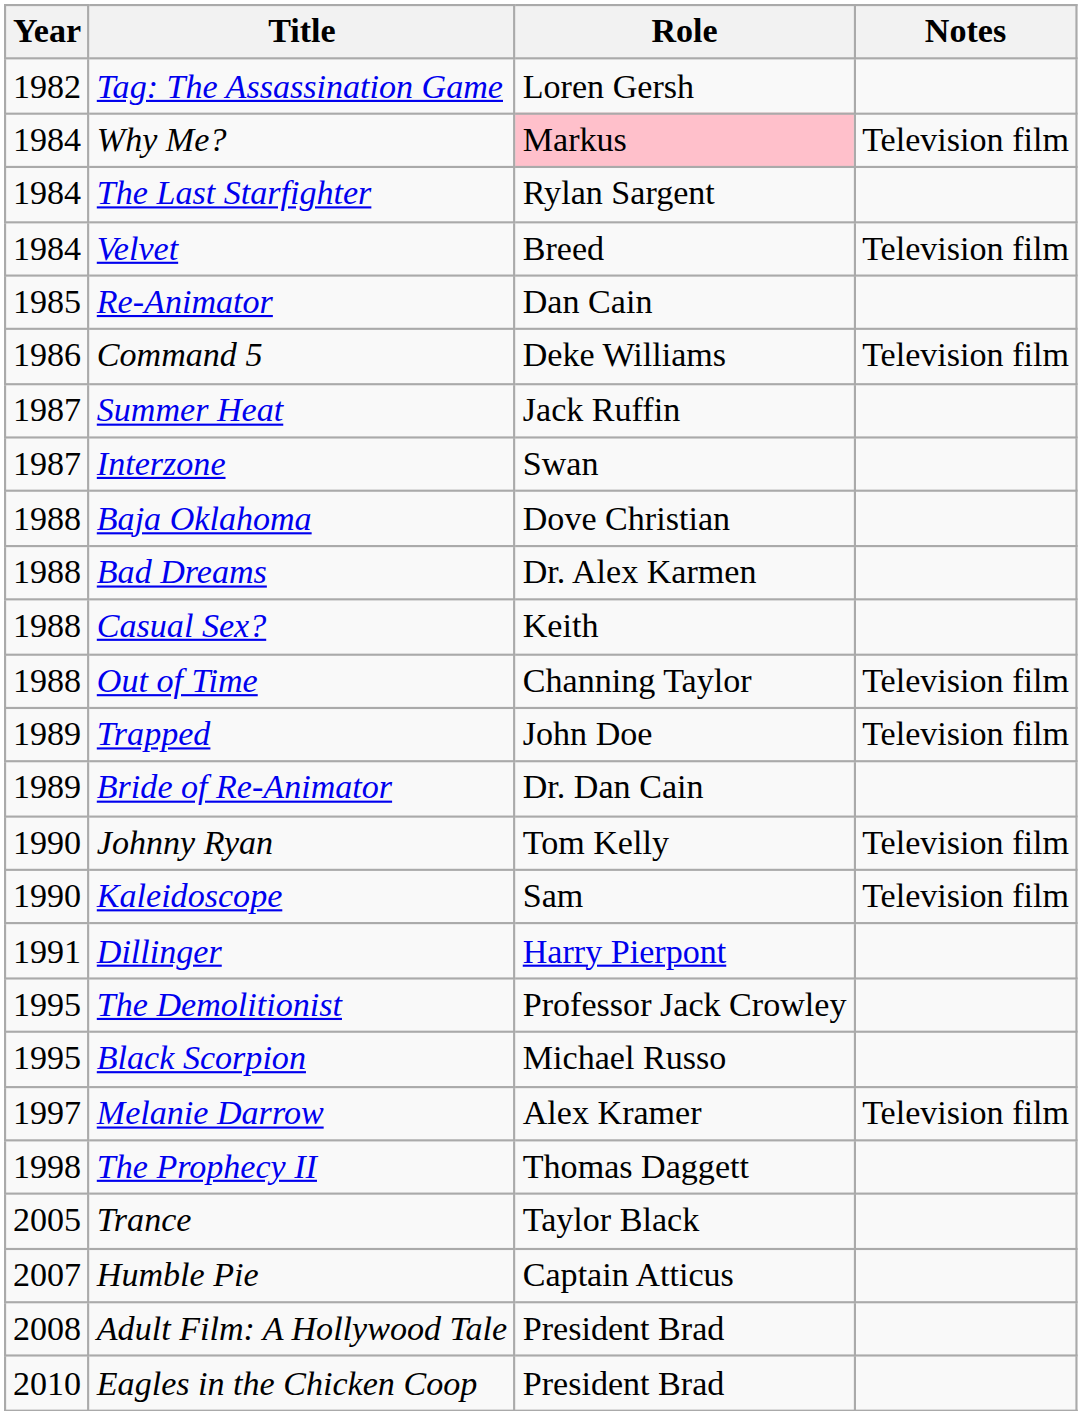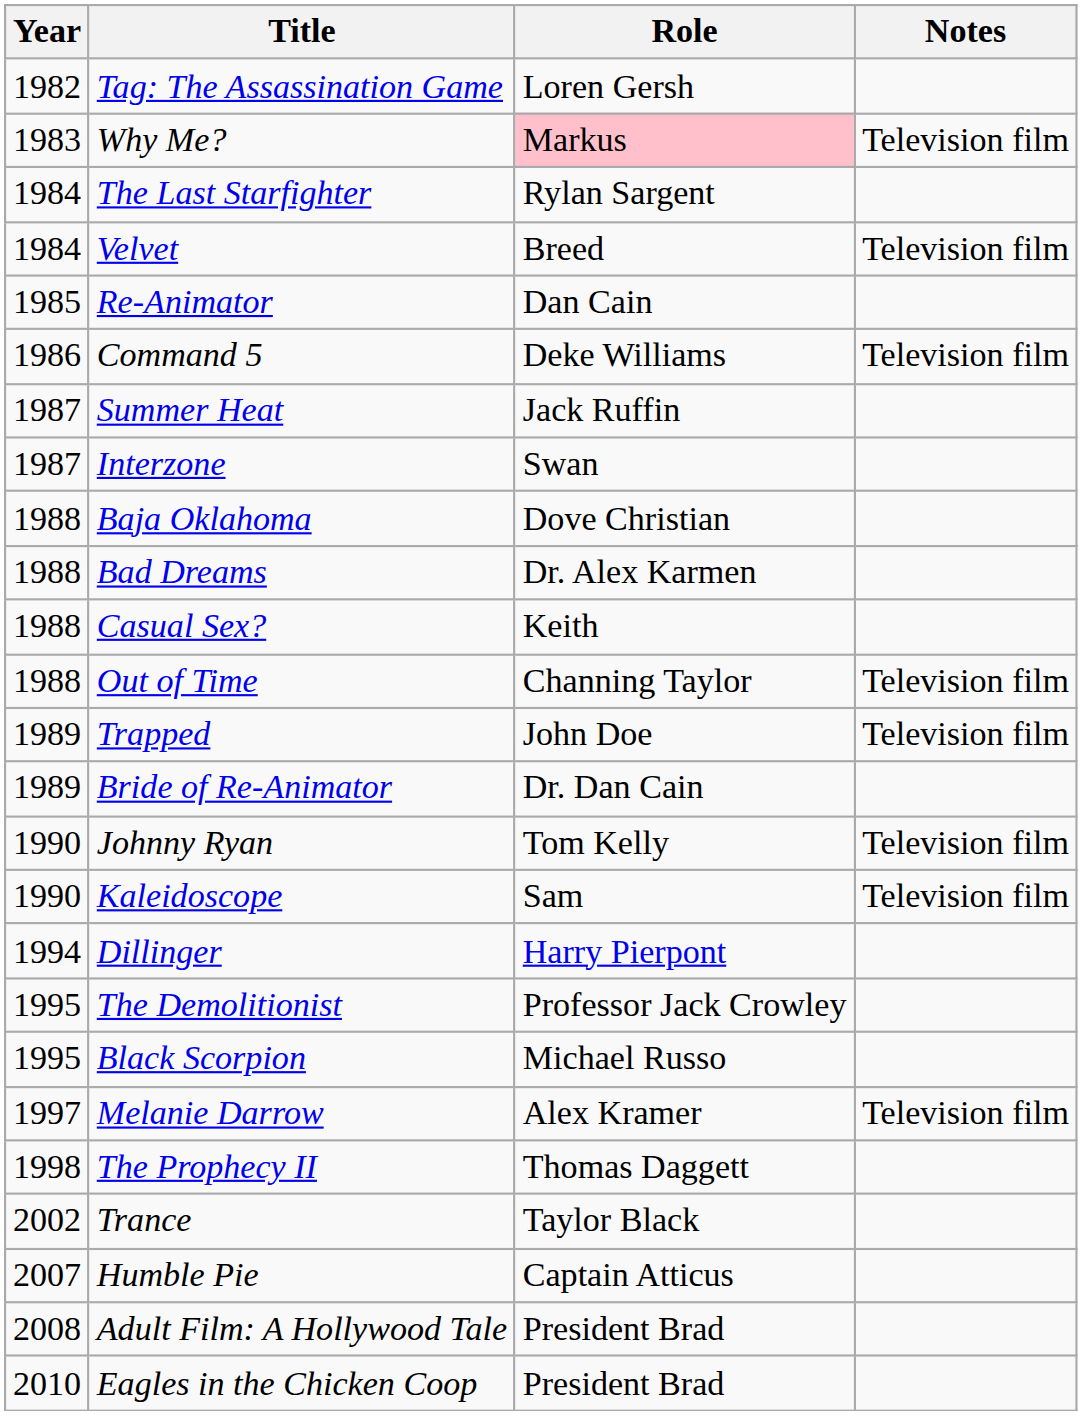(47, 139) 1984 -> (47, 139) 1983
(47, 950) 1991 -> (47, 950) 1994
(47, 1220) 2005 -> (47, 1220) 2002
